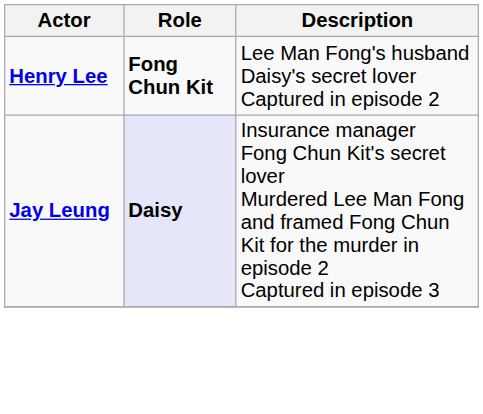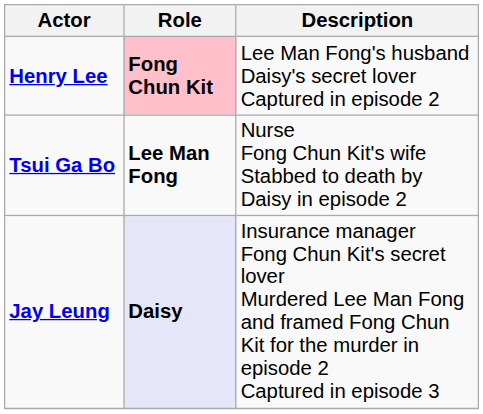(171, 75) no background -> (171, 75) pink background
+ row: (62, 165)
